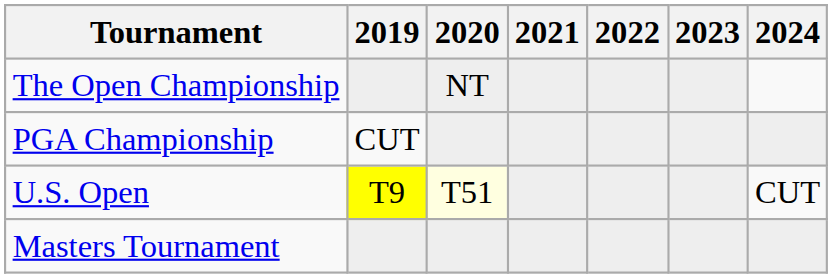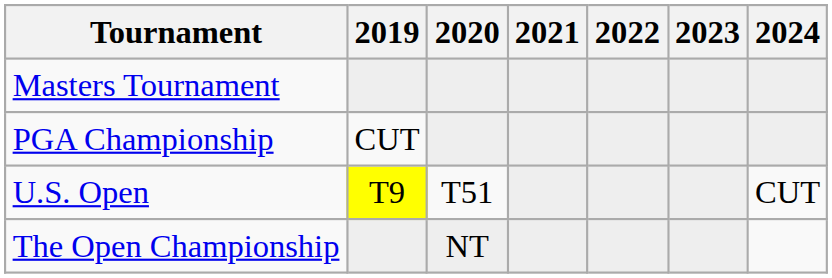rows swapped: (146, 246) <-> (176, 85)
(467, 192) lightyellow background -> (467, 192) no background
